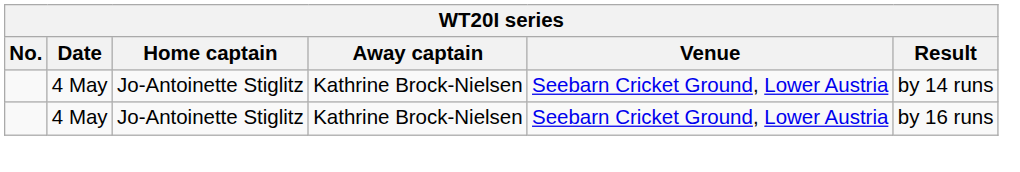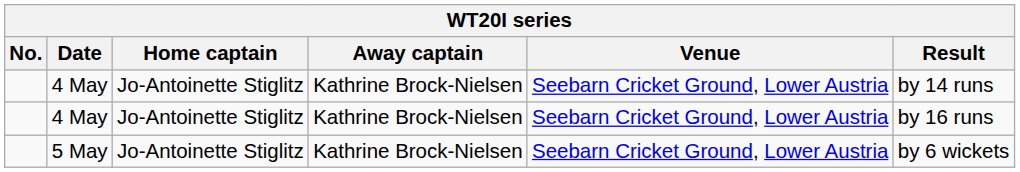+ row: (26, 151)
